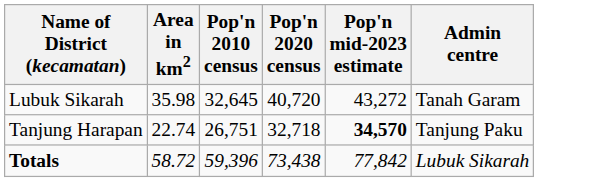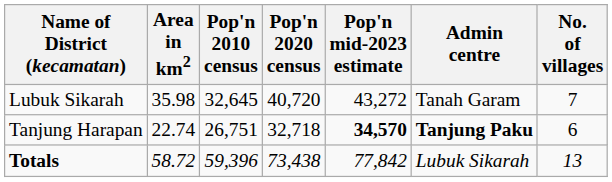+ column: (573, 44)
(469, 130) normal -> (474, 130) bold
